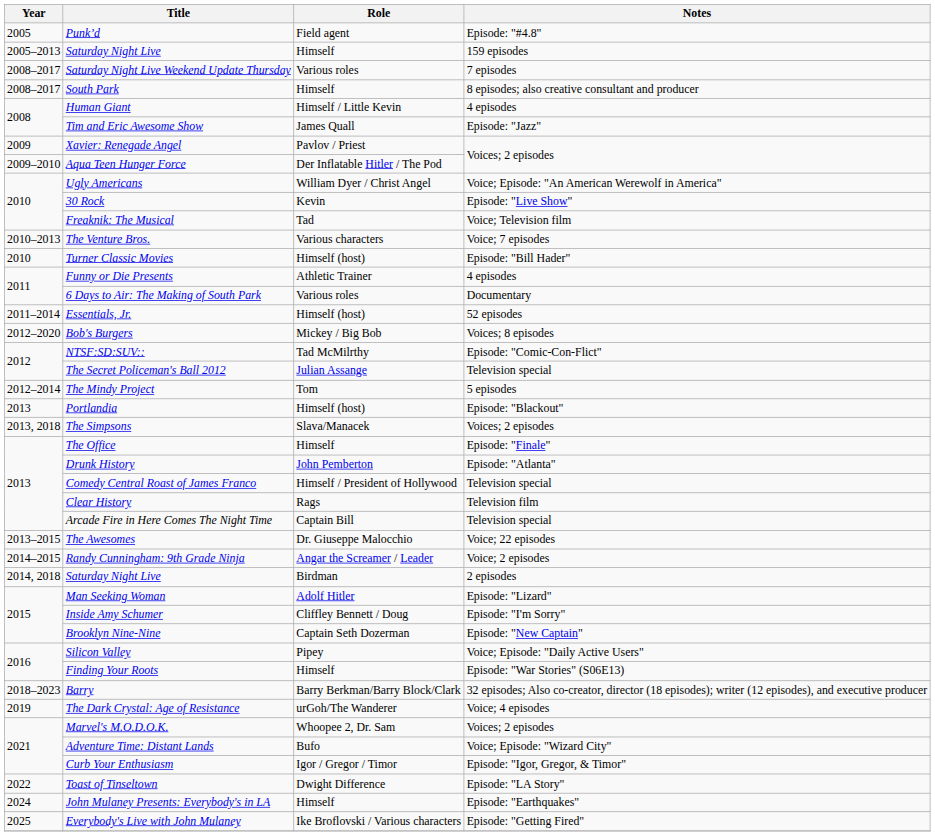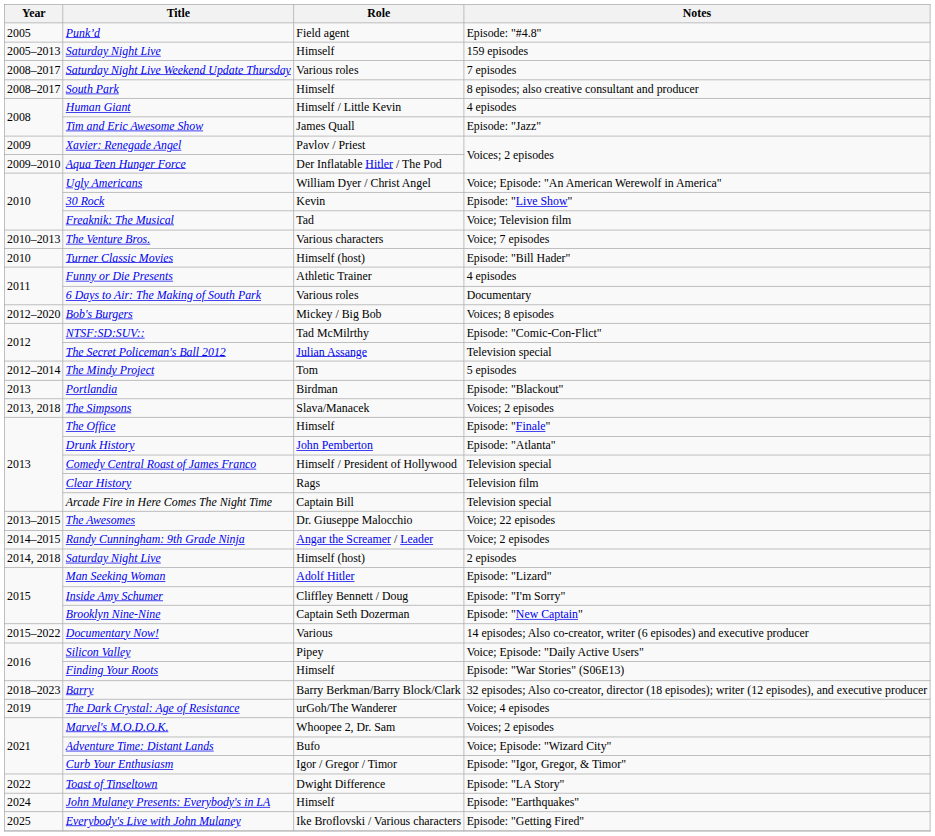- row: (99, 314)
(331, 408) Himself (host) -> (317, 389) Birdman
(317, 577) Birdman -> (331, 558) Himself (host)
+ row: (112, 633)
